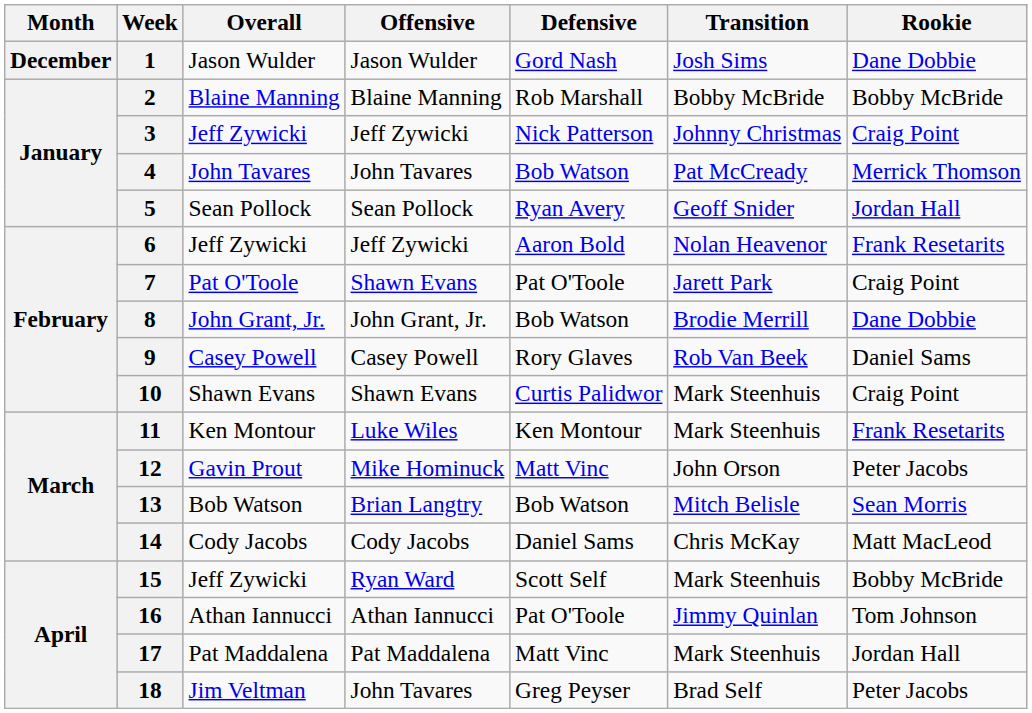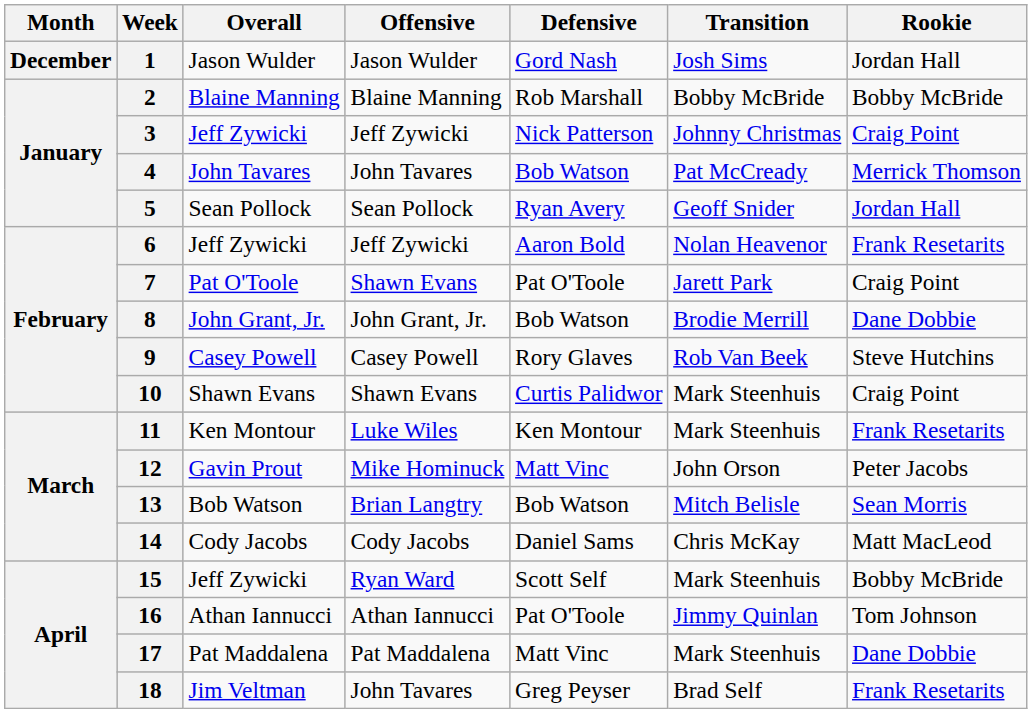(914, 60) Dane Dobbie -> (906, 60) Jordan Hall
(911, 356) Daniel Sams -> (923, 356) Steve Hutchins
(906, 652) Jordan Hall -> (914, 652) Dane Dobbie
(910, 689) Peter Jacobs -> (928, 689) Frank Resetarits
